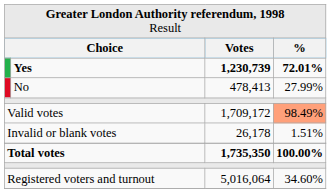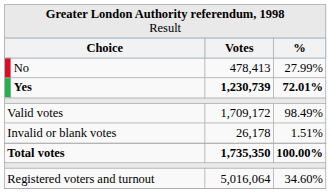rows swapped: (23, 68) <-> (21, 87)
(304, 113) lightsalmon background -> (304, 113) no background
